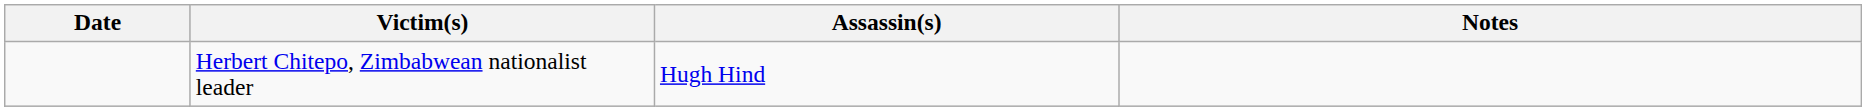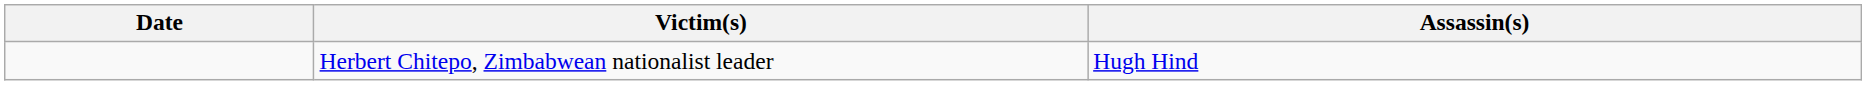- column: (1490, 23)
